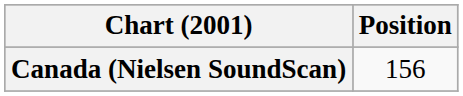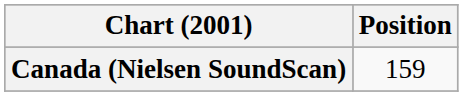(405, 68) 156 -> (405, 68) 159
